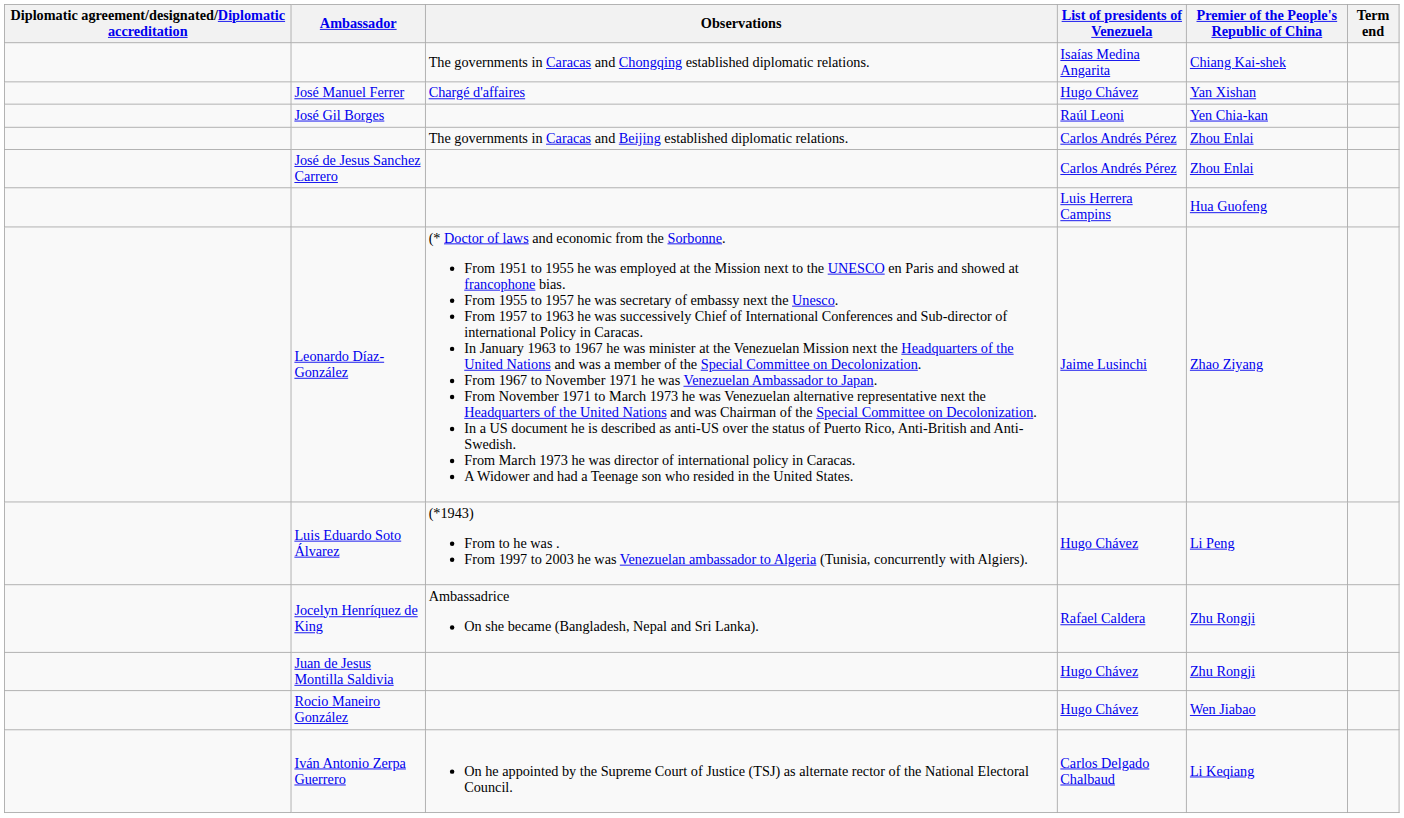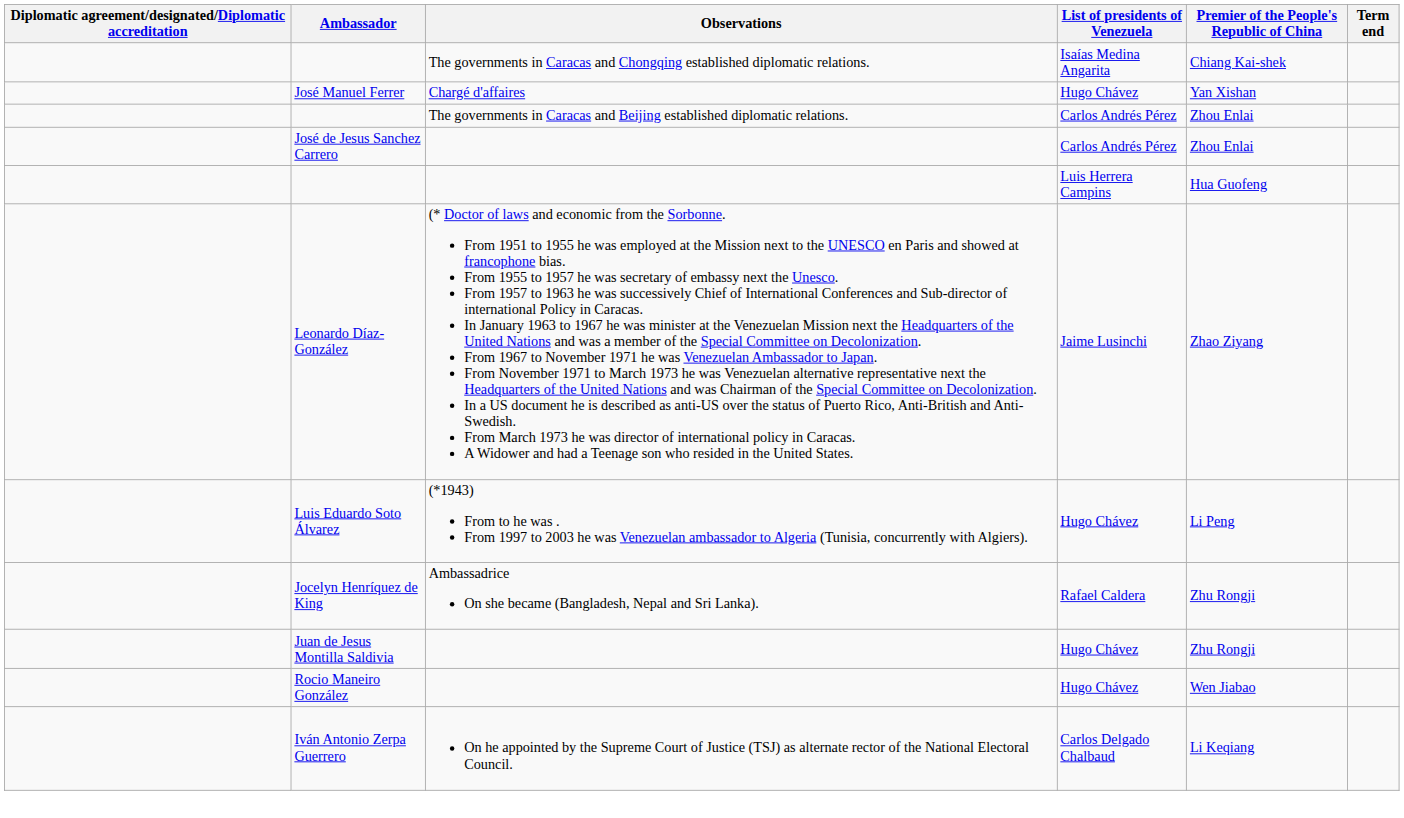- row: (339, 115)
